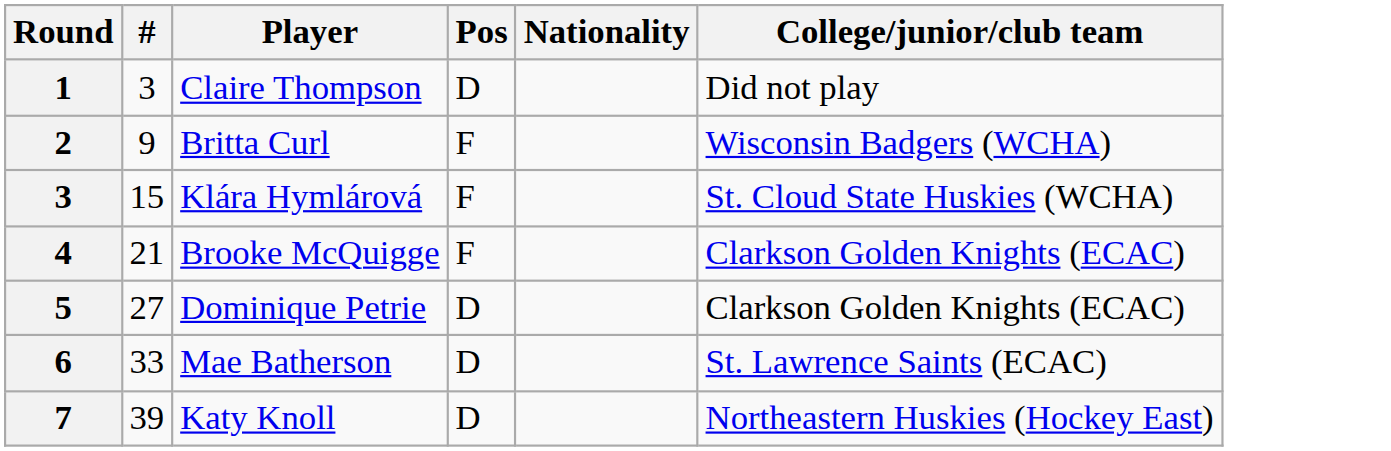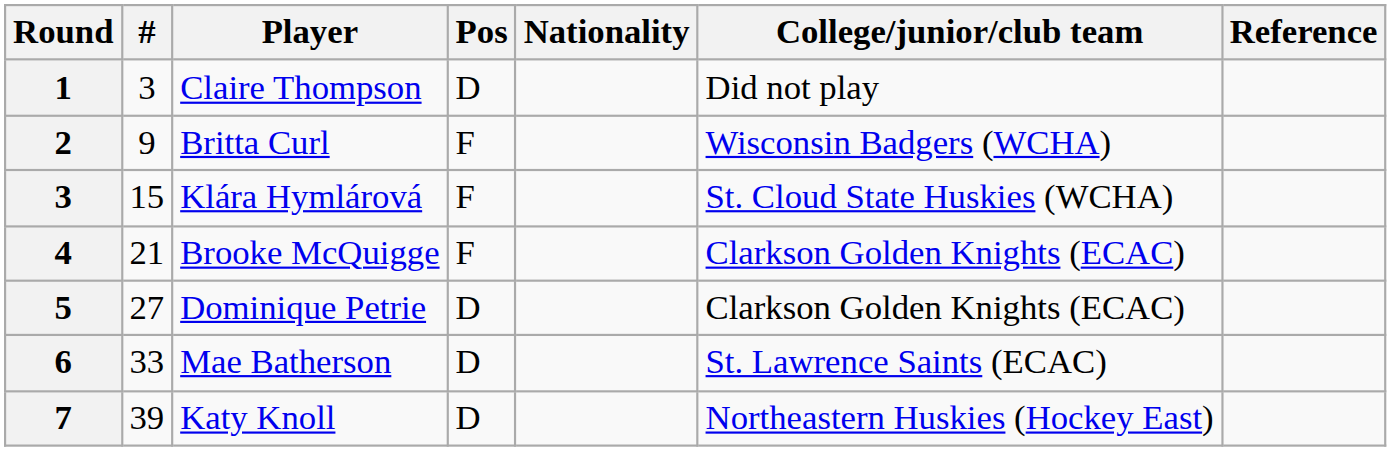+ column: (1304, 32)
